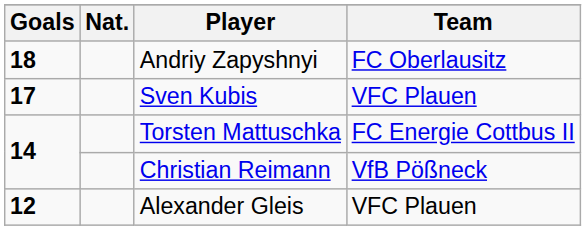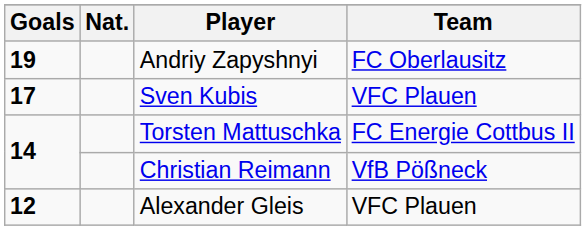(23, 59) 18 -> (23, 59) 19
